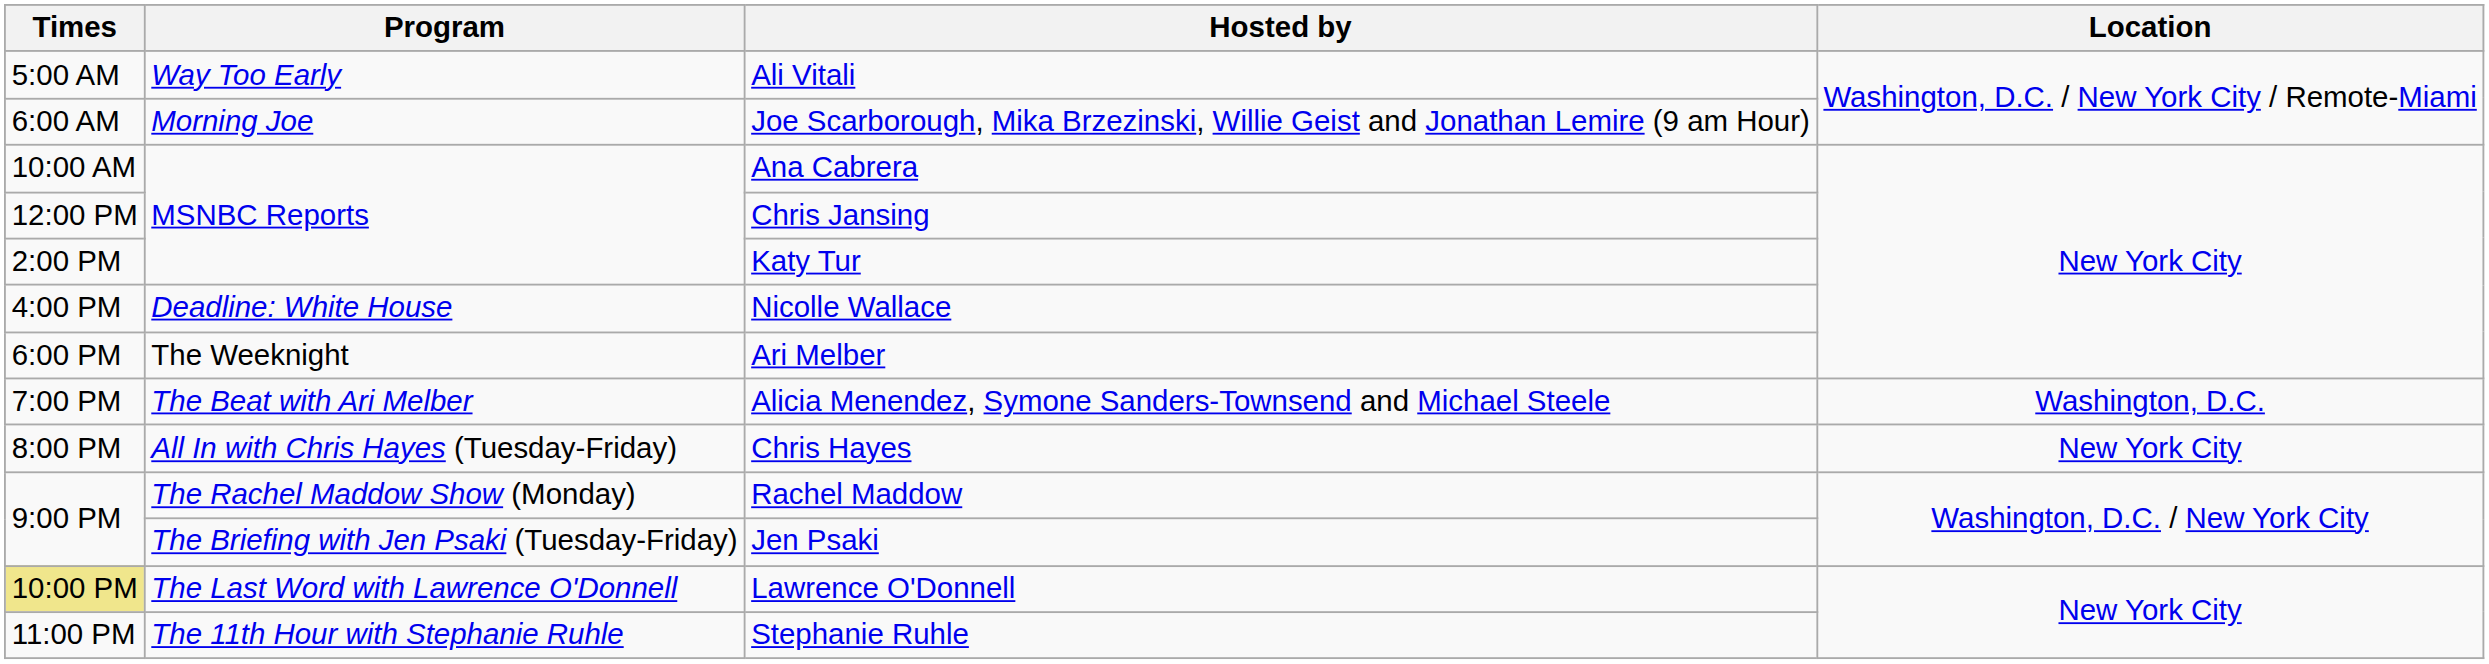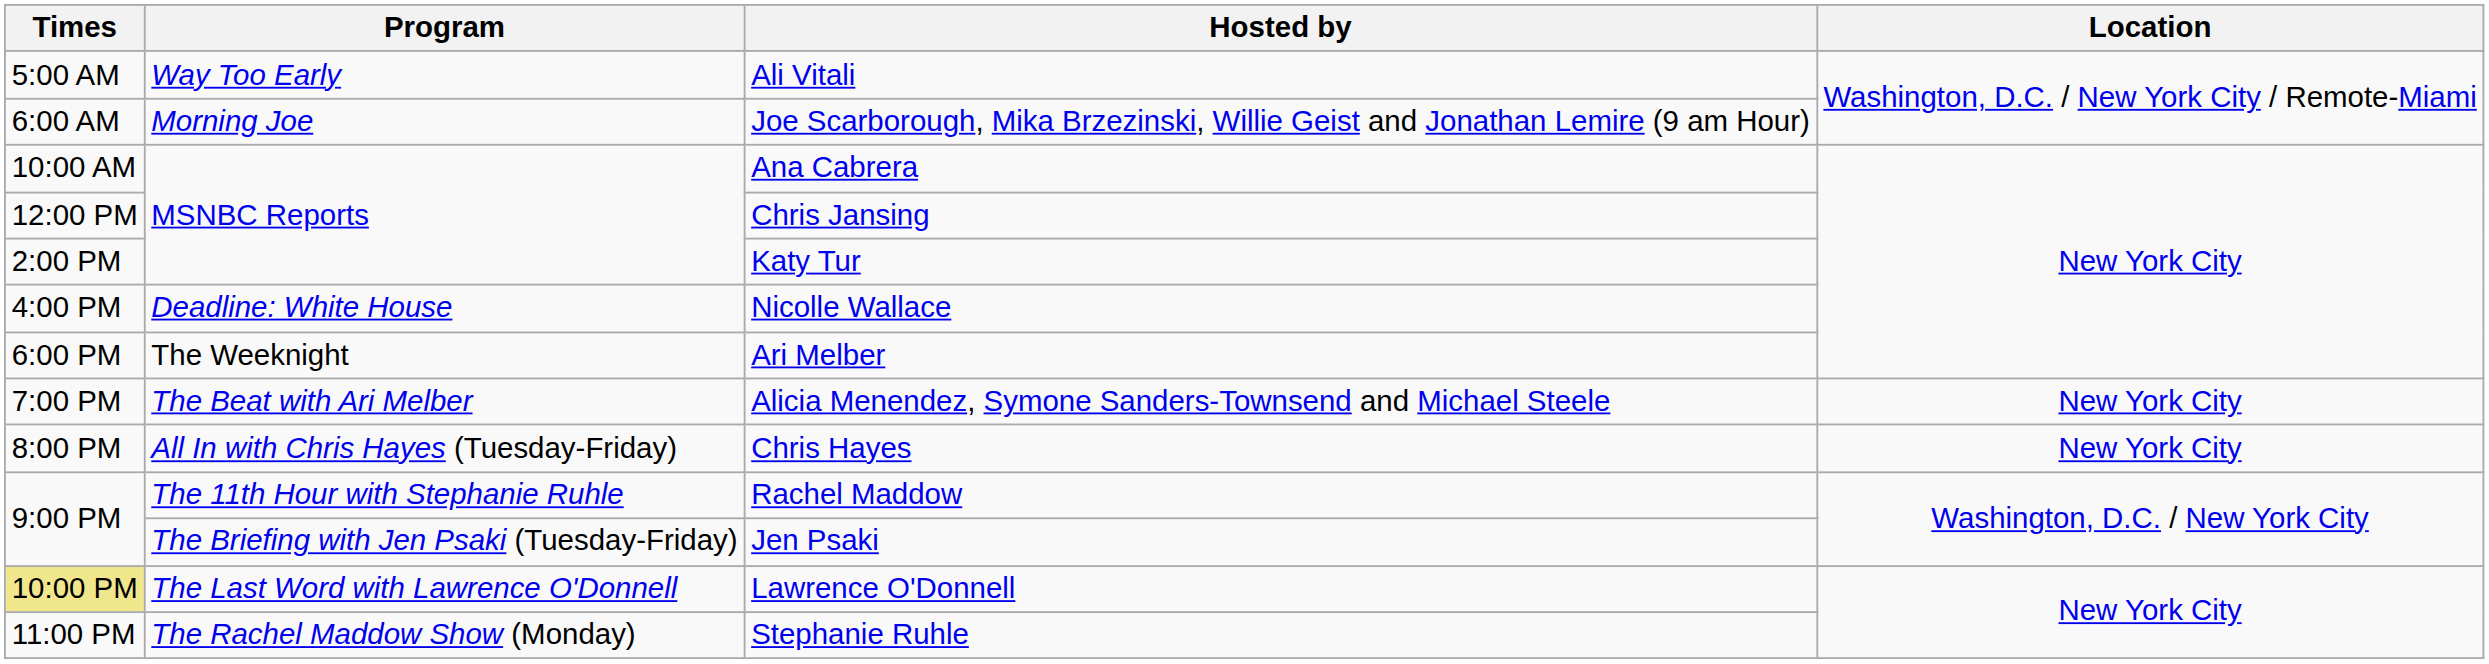(2150, 401) Washington, D.C. -> (2150, 401) New York City
(393, 494) The Rachel Maddow Show (Monday) -> (387, 494) The 11th Hour with Stephanie Ruhle
(387, 634) The 11th Hour with Stephanie Ruhle -> (393, 634) The Rachel Maddow Show (Monday)
